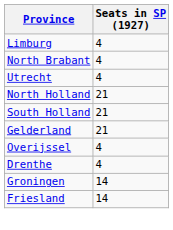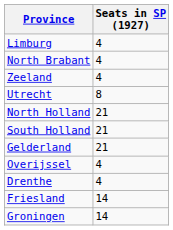+ row: (29, 78)
(99, 78) 4 -> (99, 95) 8
rows swapped: (36, 199) <-> (36, 182)
